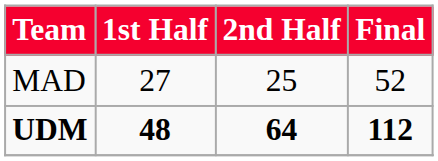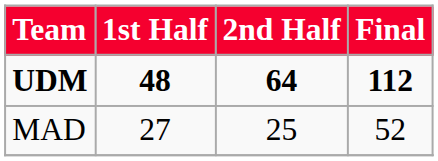rows swapped: (49, 80) <-> (50, 129)
